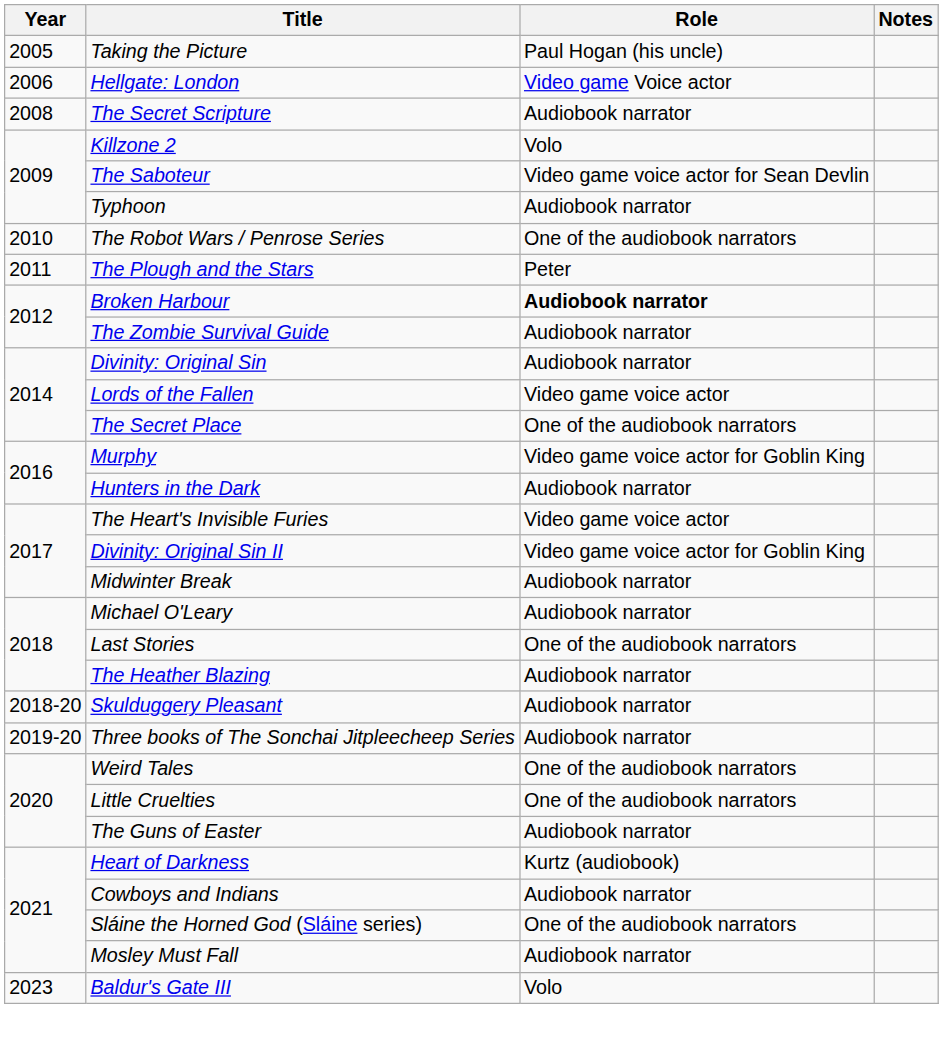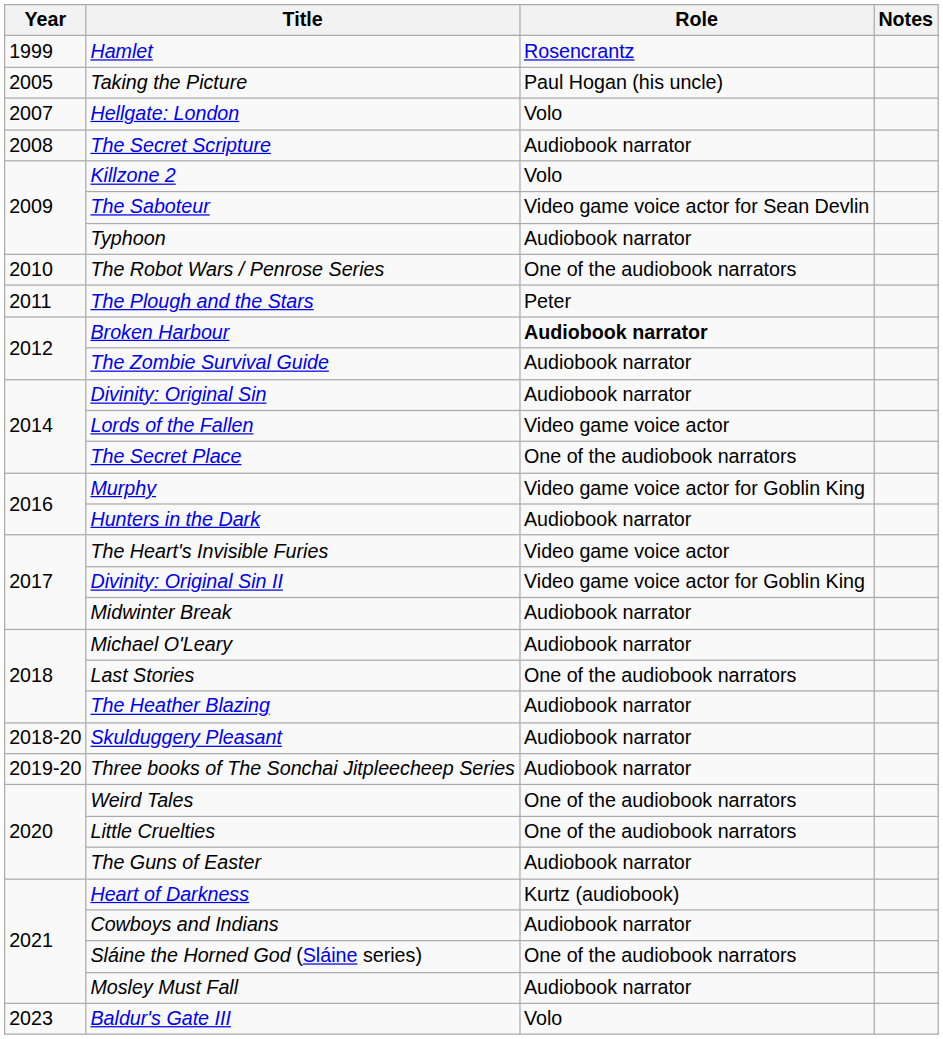+ row: (122, 51)
(31, 82) 2006 -> (31, 113) 2007
(628, 82) Video game Voice actor -> (543, 113) Volo
